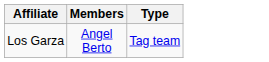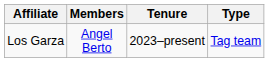+ column: (167, 14)
